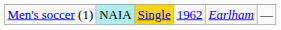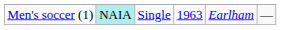(154, 14) gold background -> (154, 14) no background
(190, 14) 1962 -> (190, 14) 1963
